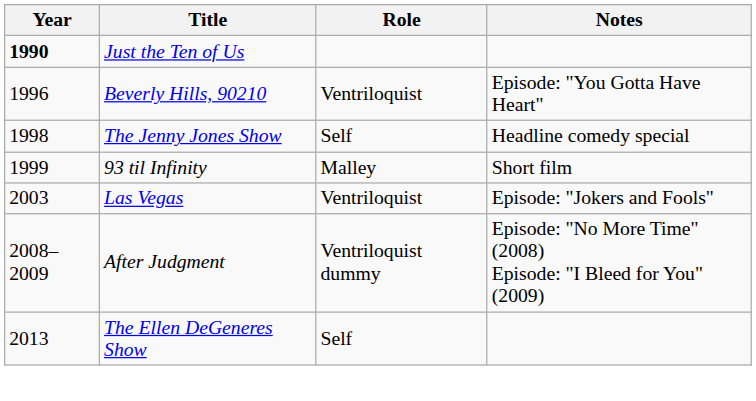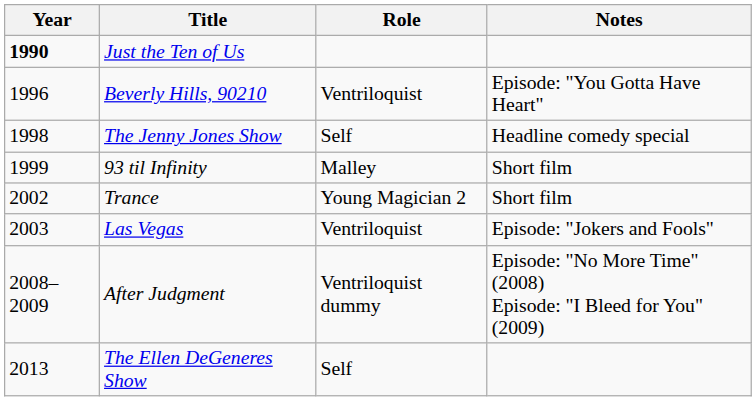+ row: (131, 198)
